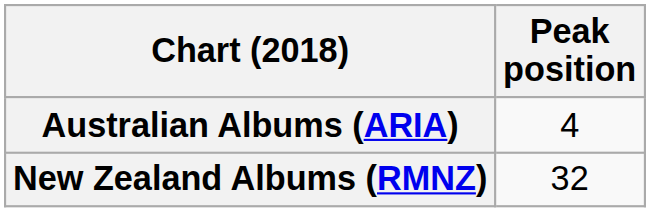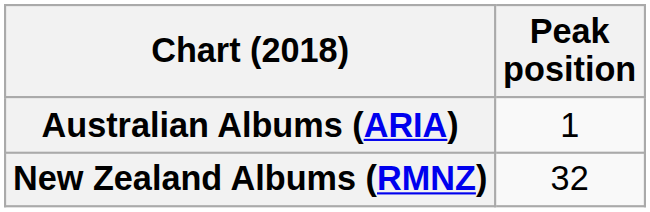(570, 124) 4 -> (570, 124) 1
